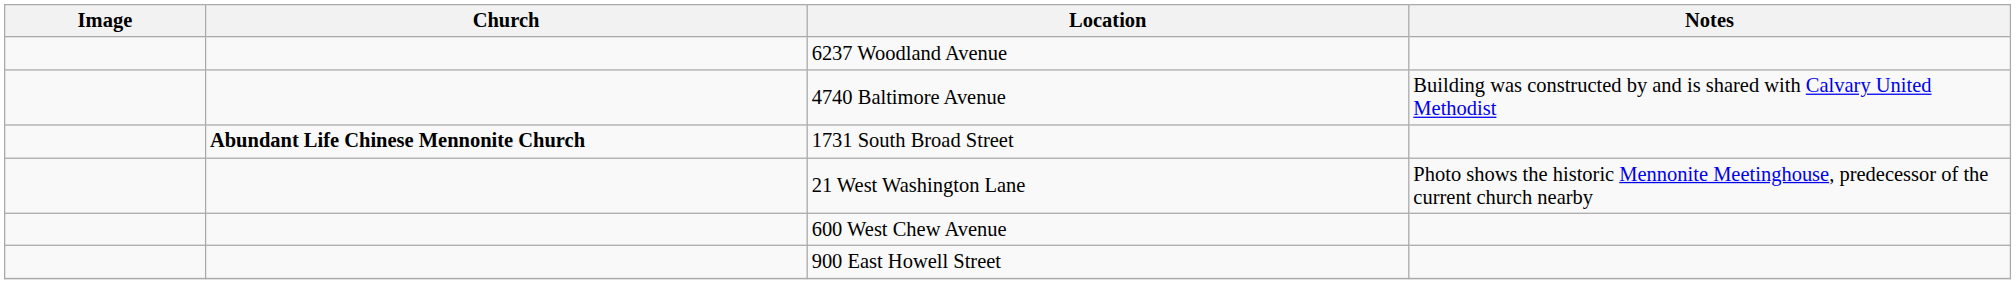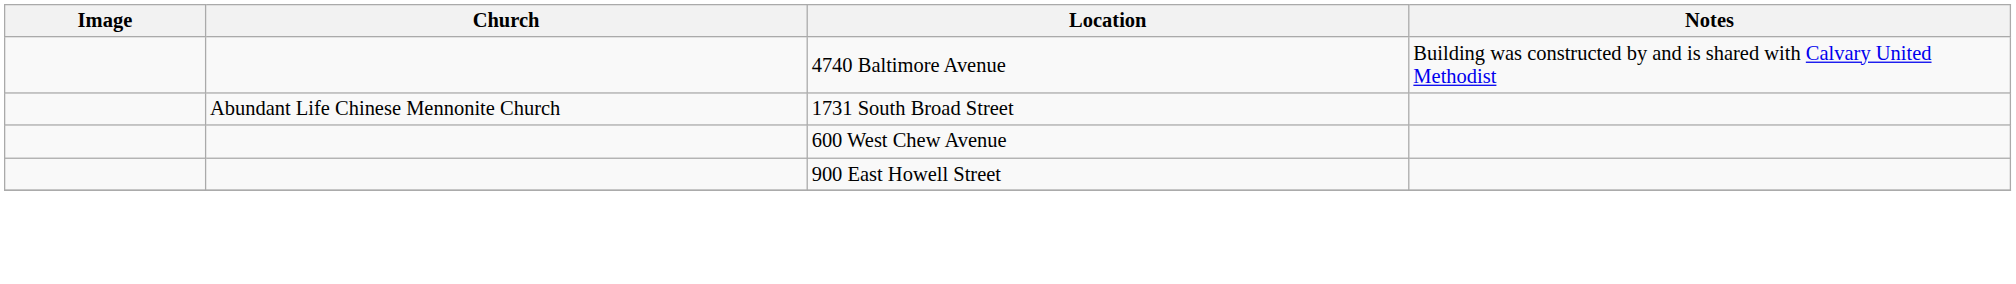- row: (909, 53)
(398, 141) bold -> (385, 108) normal
- row: (919, 185)
